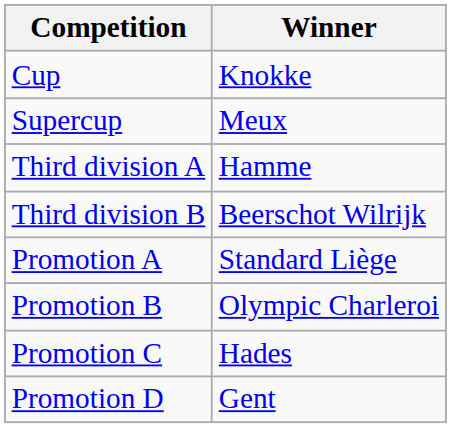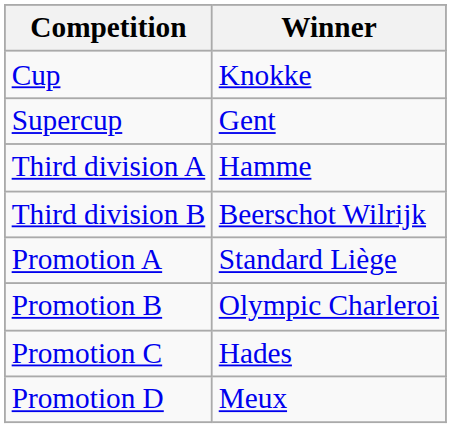(253, 120) Meux -> (247, 120) Gent
(247, 399) Gent -> (253, 399) Meux
